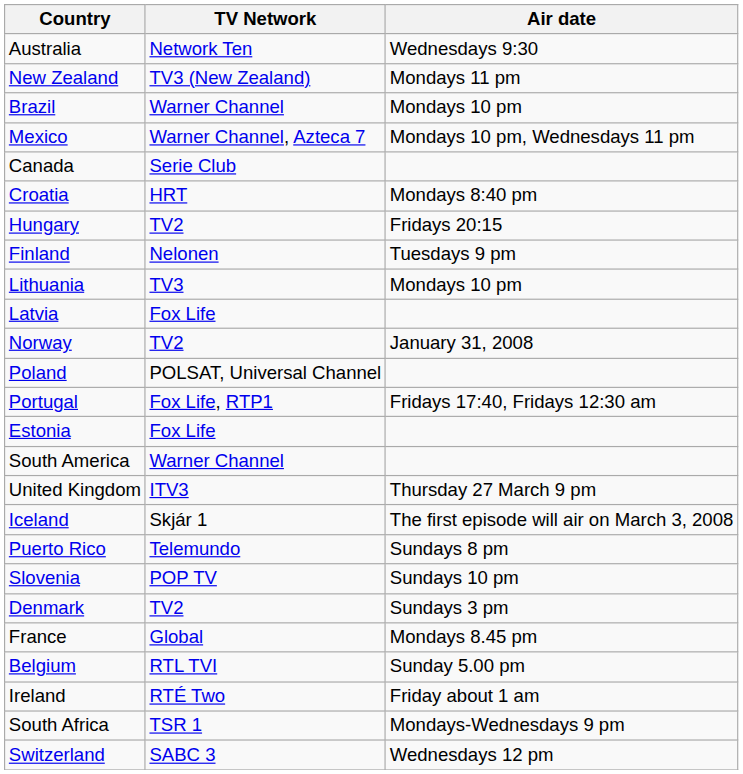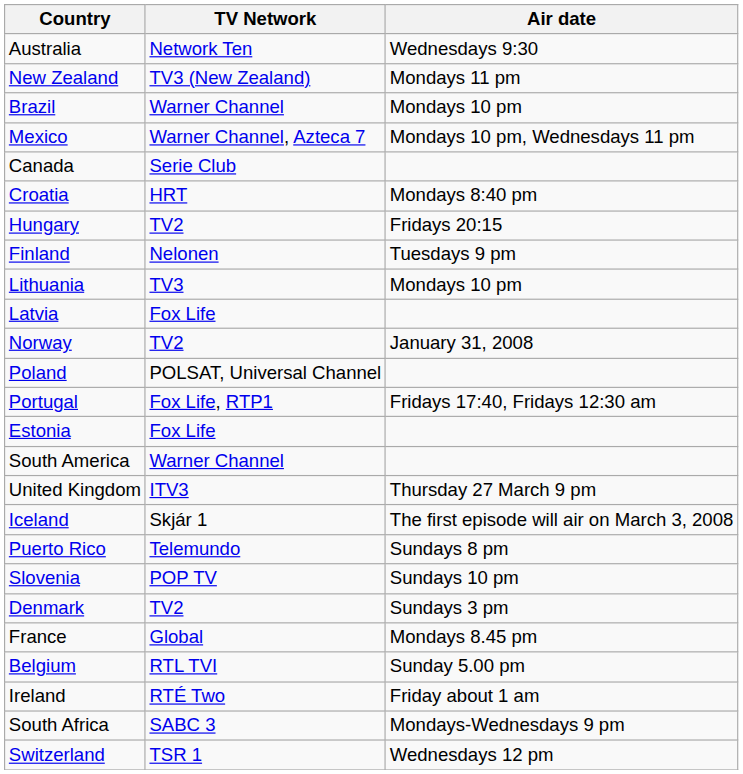(176, 725) TSR 1 -> (182, 725) SABC 3
(182, 755) SABC 3 -> (176, 755) TSR 1
